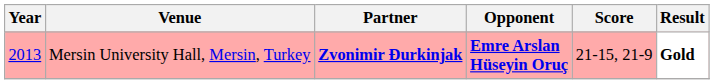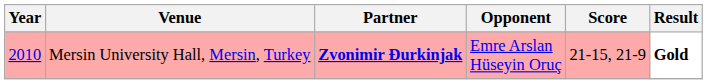(25, 55) 2013 -> (25, 55) 2010
(519, 55) bold -> (516, 55) normal
